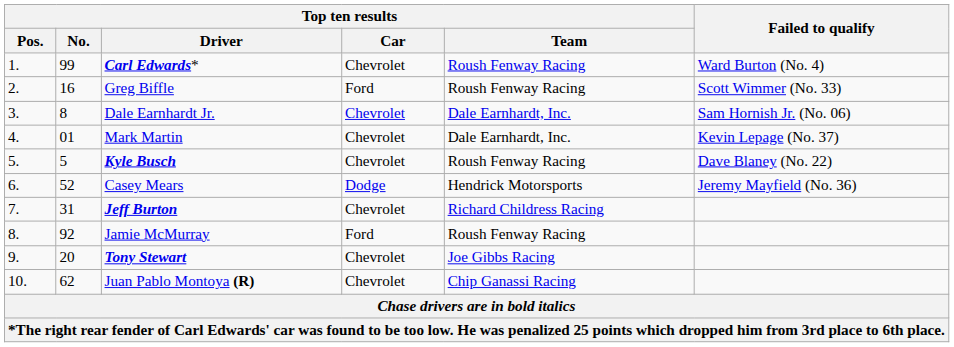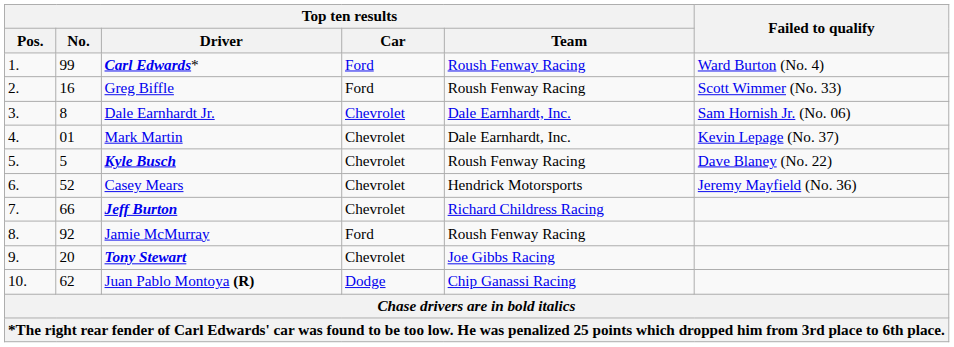(375, 64) Chevrolet -> (359, 64) Ford
(365, 185) Dodge -> (375, 185) Chevrolet
(67, 209) 31 -> (67, 209) 66
(375, 281) Chevrolet -> (365, 281) Dodge
